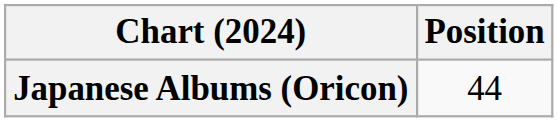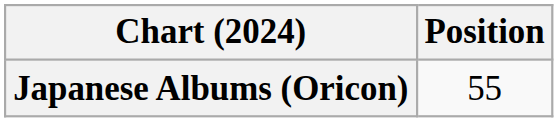(485, 87) 44 -> (485, 87) 55
